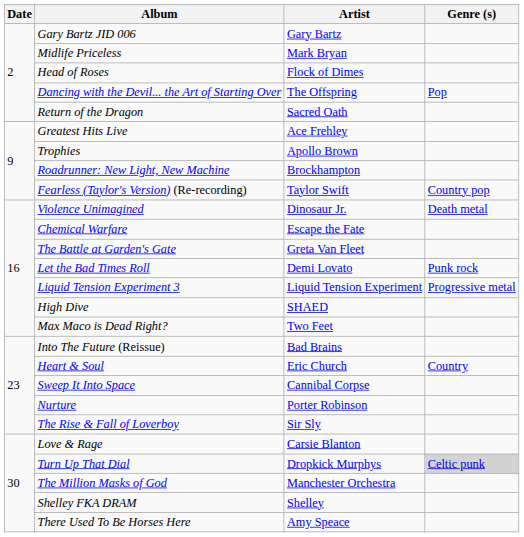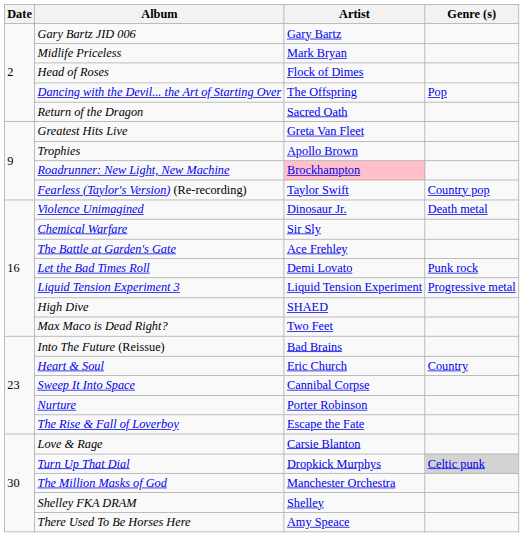(317, 131) Ace Frehley -> (326, 131) Greta Van Fleet
(324, 170) no background -> (324, 170) pink background
(326, 229) Escape the Fate -> (304, 229) Sir Sly
(326, 248) Greta Van Fleet -> (317, 248) Ace Frehley
(304, 424) Sir Sly -> (326, 424) Escape the Fate
